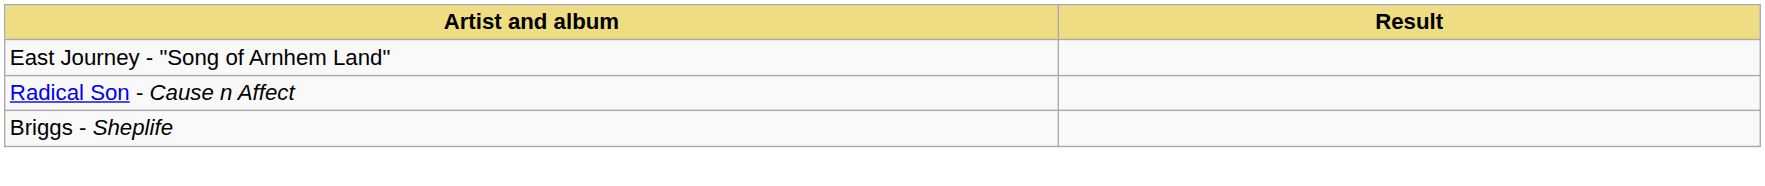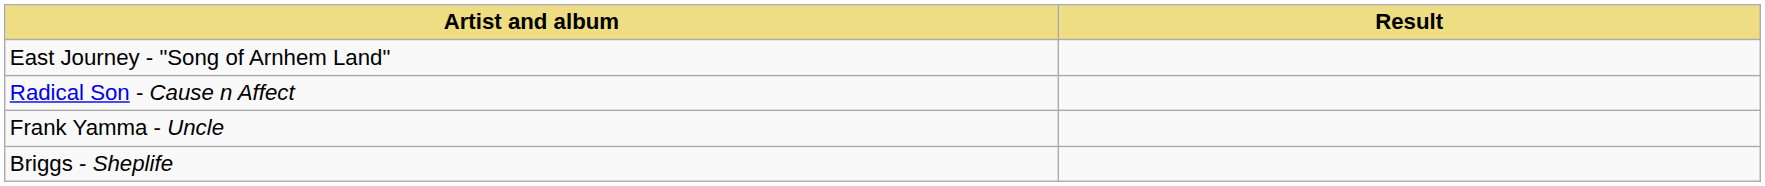+ row: (117, 127)
